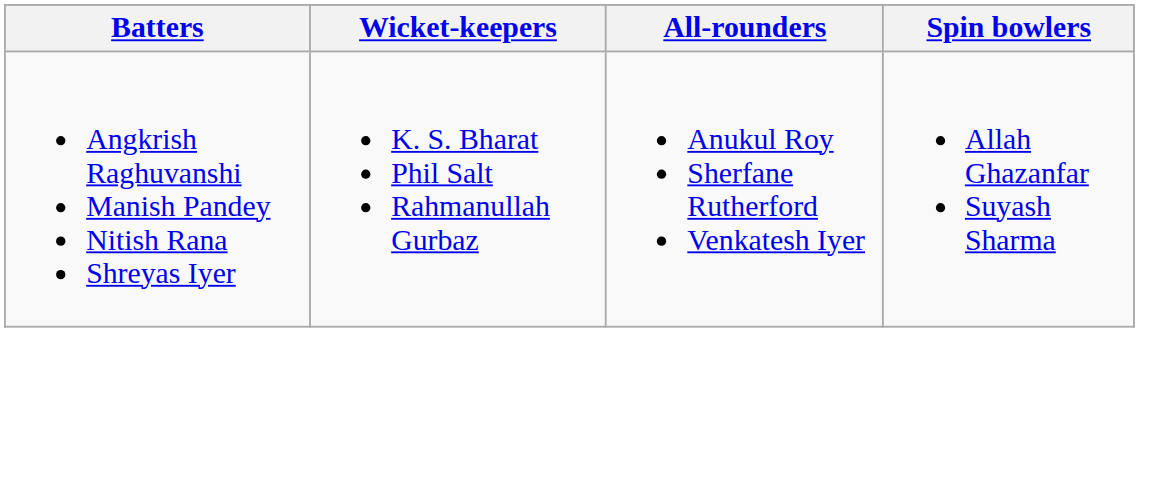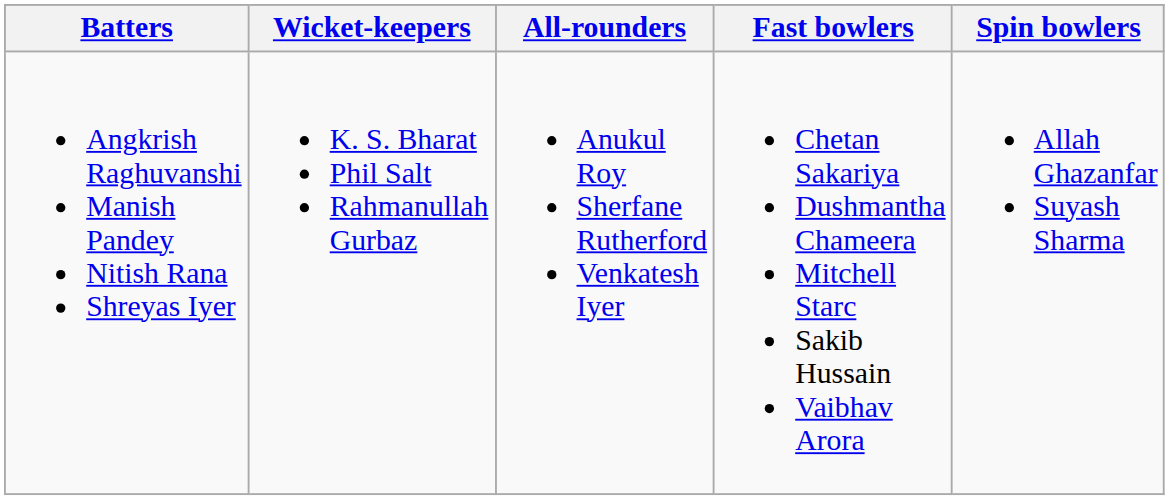+ column: (833, 28)
